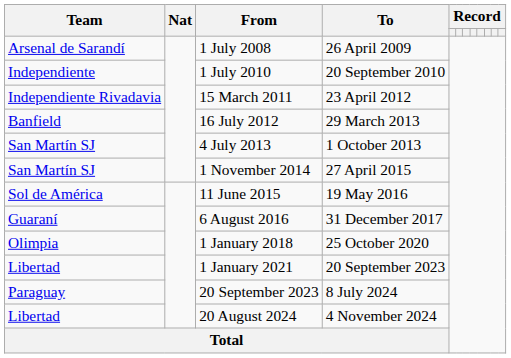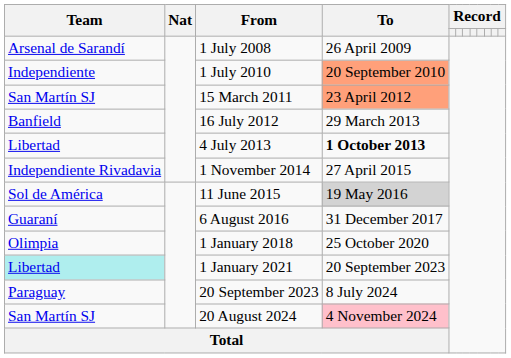(385, 72) no background -> (385, 72) lightsalmon background
(85, 96) Independiente Rivadavia -> (52, 96) San Martín SJ
(368, 96) no background -> (368, 96) lightsalmon background
(52, 145) San Martín SJ -> (34, 145) Libertad
(373, 145) normal -> (375, 145) bold
(52, 169) San Martín SJ -> (85, 169) Independiente Rivadavia
(367, 194) no background -> (367, 194) lightgrey background
(34, 267) no background -> (34, 267) paleturquoise background
(34, 316) Libertad -> (52, 316) San Martín SJ
(381, 316) no background -> (381, 316) pink background
